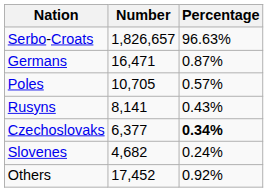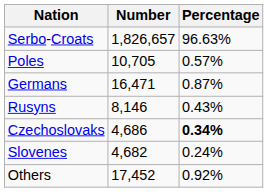rows swapped: (37, 61) <-> (26, 84)
(129, 107) 8,141 -> (129, 107) 8,146
(129, 130) 6,377 -> (129, 130) 4,686
